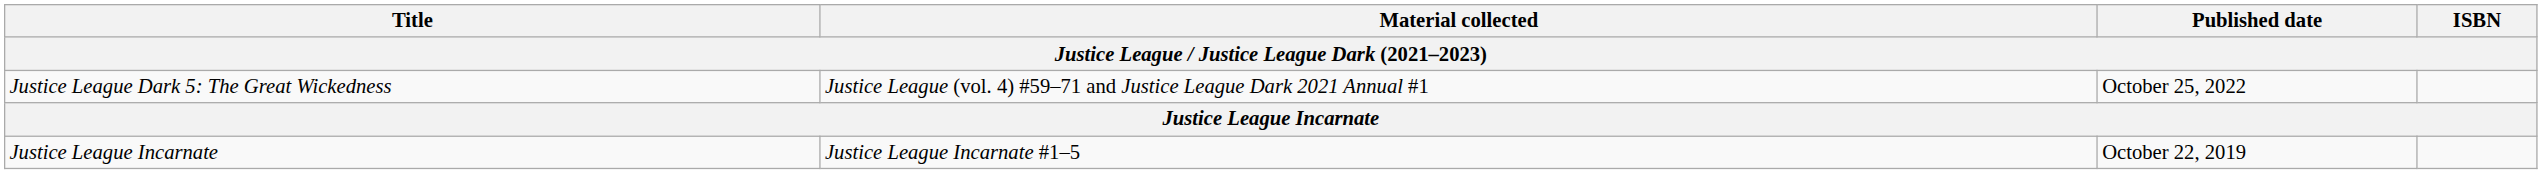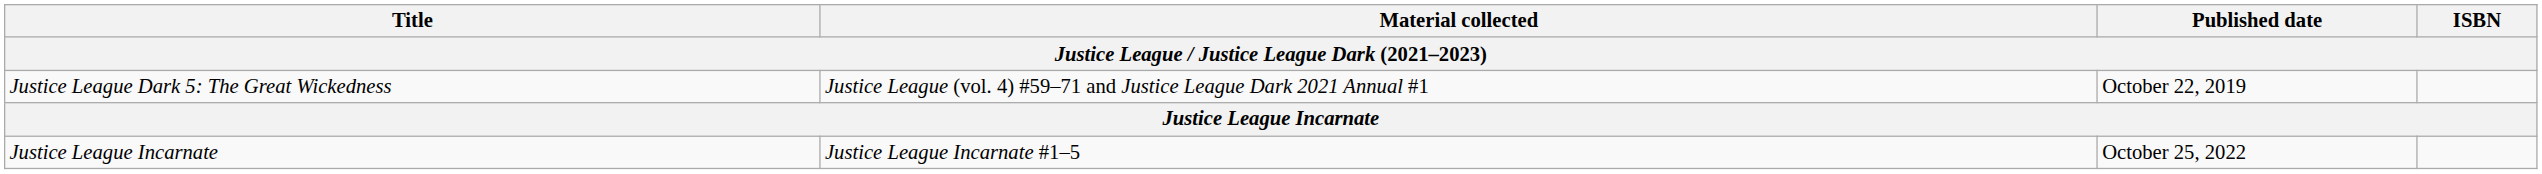(2174, 86) October 25, 2022 -> (2174, 86) October 22, 2019
(2174, 151) October 22, 2019 -> (2174, 151) October 25, 2022
